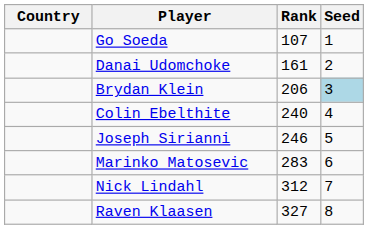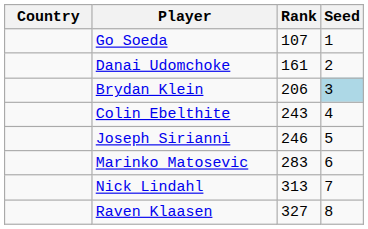(295, 114) 240 -> (295, 114) 243
(295, 187) 312 -> (295, 187) 313
